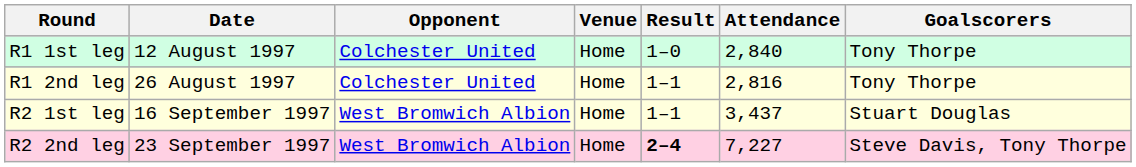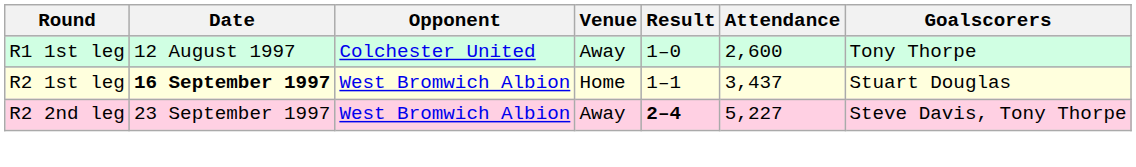(603, 52) Home -> (603, 52) Away
(754, 52) 2,840 -> (754, 52) 2,600
- row: (67, 83)
(232, 114) normal -> (232, 83) bold
(603, 146) Home -> (603, 114) Away
(754, 146) 7,227 -> (754, 114) 5,227
